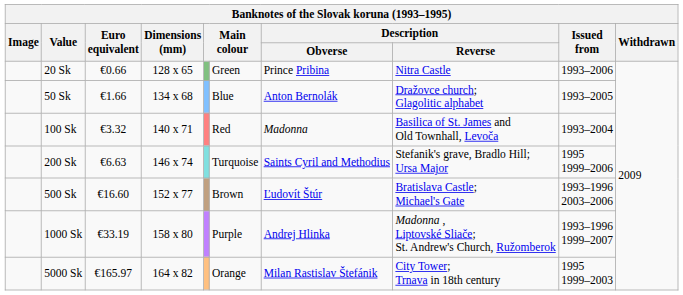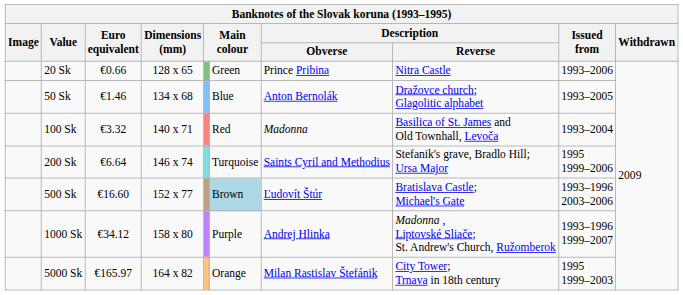(113, 96) €1.66 -> (113, 96) €1.46
(113, 162) €6.63 -> (113, 162) €6.64
(228, 194) no background -> (228, 194) lightblue background
(113, 234) €33.19 -> (113, 234) €34.12
